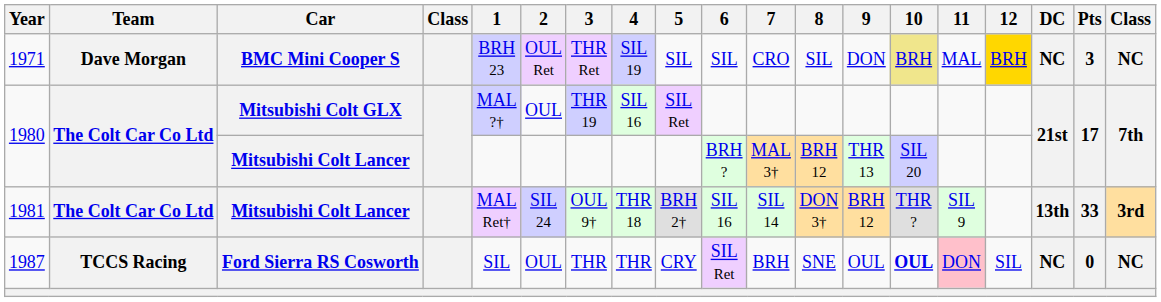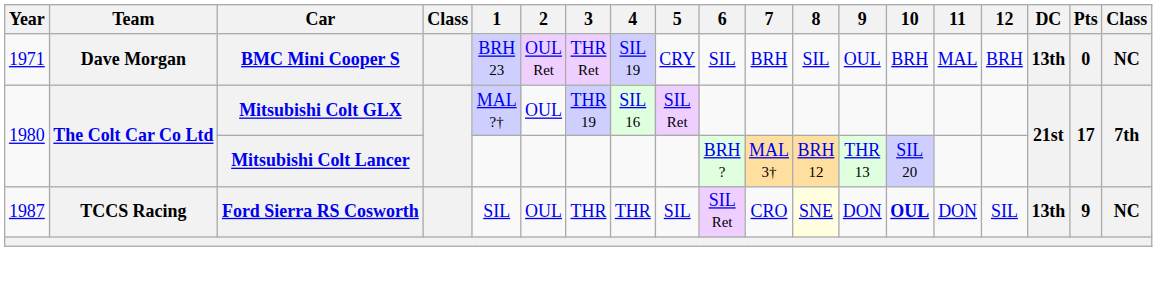(679, 59) SIL -> (677, 59) CRY
(771, 59) CRO -> (769, 59) BRH
(866, 59) DON -> (862, 59) OUL
(914, 59) khaki background -> (910, 59) no background
(1008, 59) gold background -> (1004, 59) no background
(1052, 59) NC -> (1048, 59) 13th
(1090, 59) 3 -> (1086, 59) 0
- row: (27, 211)
(679, 262) CRY -> (677, 211) SIL
(771, 262) BRH -> (769, 211) CRO
(819, 262) no background -> (816, 211) lightyellow background
(866, 262) OUL -> (862, 211) DON
(962, 262) pink background -> (958, 211) no background
(1052, 262) NC -> (1048, 211) 13th
(1090, 262) 0 -> (1086, 211) 9
